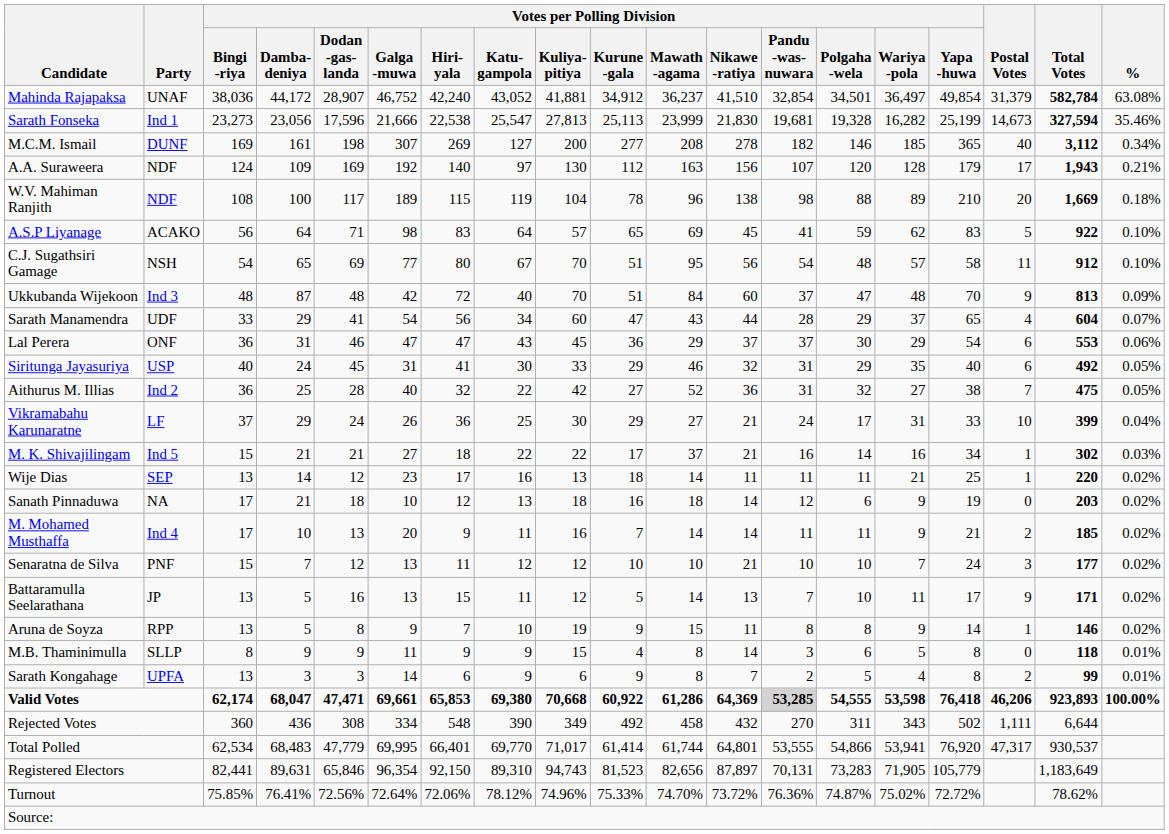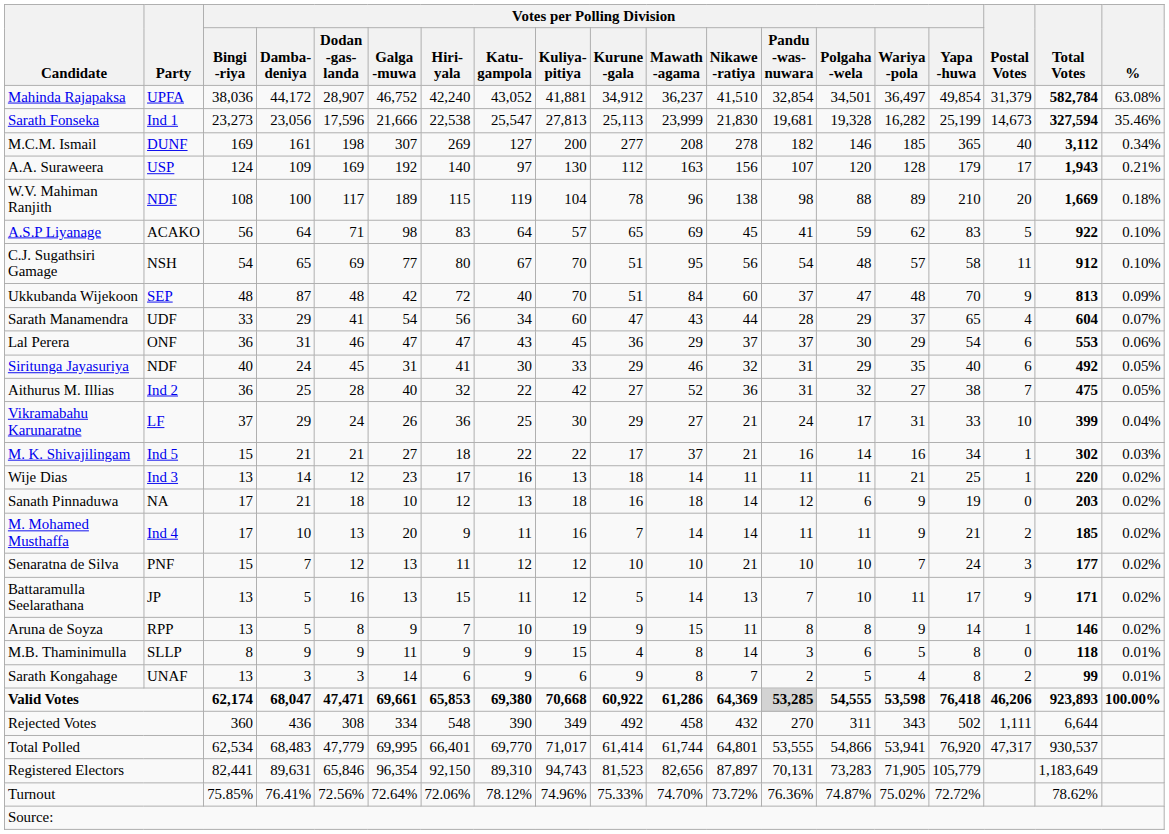(167, 96) UNAF -> (166, 96) UPFA
(162, 167) NDF -> (161, 167) USP
(163, 295) Ind 3 -> (160, 295) SEP
(161, 366) USP -> (162, 366) NDF
(160, 477) SEP -> (163, 477) Ind 3
(166, 676) UPFA -> (167, 676) UNAF
